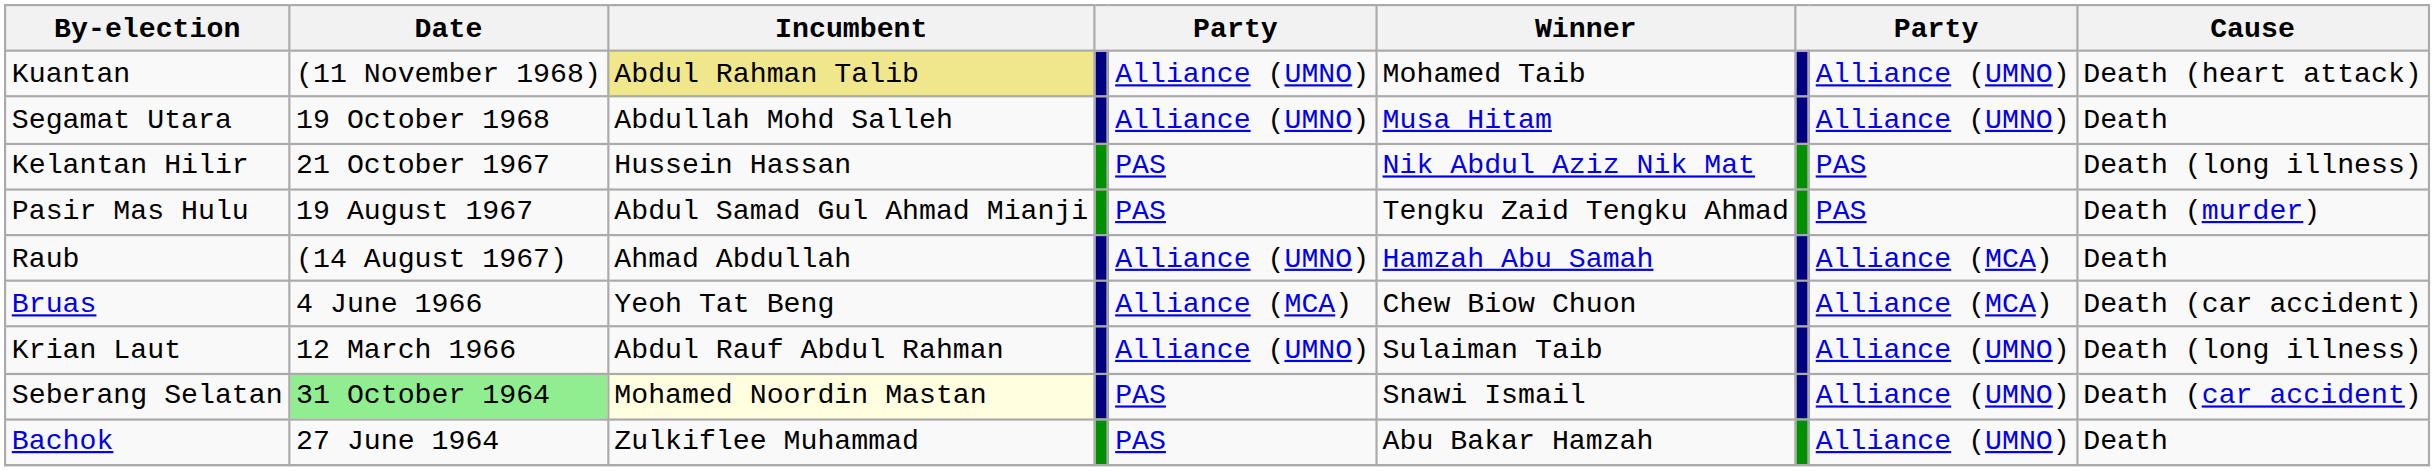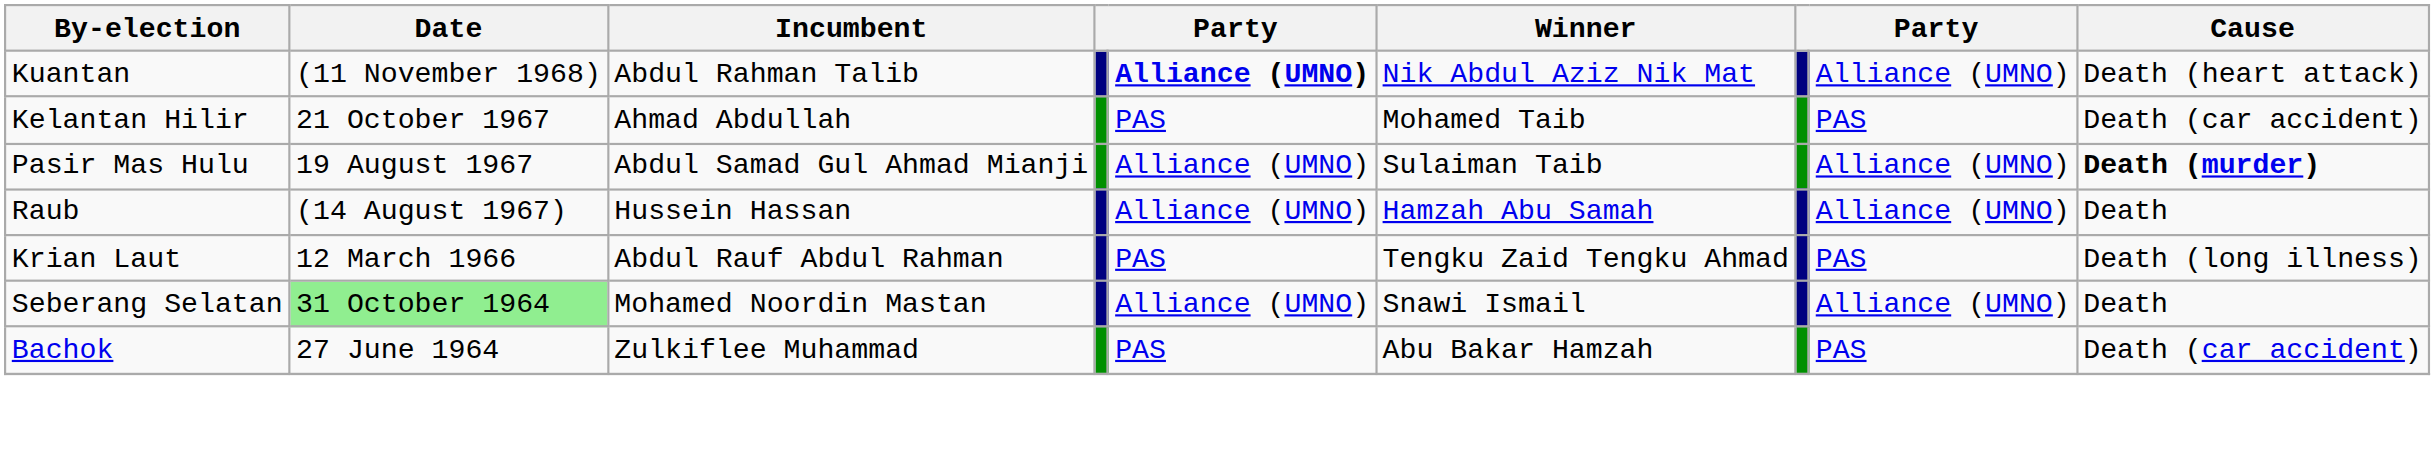(767, 74) khaki background -> (767, 74) no background
(1242, 74) normal -> (1242, 74) bold
(1484, 74) Mohamed Taib -> (1569, 74) Nik Abdul Aziz Nik Mat
- row: (122, 120)
(733, 166) Hussein Hassan -> (733, 120) Ahmad Abdullah
(1569, 166) Nik Abdul Aziz Nik Mat -> (1484, 120) Mohamed Taib
(2252, 166) Death (long illness) -> (2252, 120) Death (car accident)
(1141, 212) PAS -> (1242, 166) Alliance (UMNO)
(1586, 212) Tengku Zaid Tengku Ahmad -> (1493, 166) Sulaiman Taib
(1841, 212) PAS -> (1943, 166) Alliance (UMNO)
(2202, 212) normal -> (2202, 166) bold
(733, 258) Ahmad Abdullah -> (733, 212) Hussein Hassan
(1934, 258) Alliance (MCA) -> (1943, 212) Alliance (UMNO)
- row: (54, 304)
(1242, 350) Alliance (UMNO) -> (1141, 258) PAS
(1493, 350) Sulaiman Taib -> (1586, 258) Tengku Zaid Tengku Ahmad
(1943, 350) Alliance (UMNO) -> (1841, 258) PAS
(801, 396) lightyellow background -> (801, 304) no background
(1141, 396) PAS -> (1242, 304) Alliance (UMNO)
(2253, 396) Death (car accident) -> (2126, 304) Death
(1943, 442) Alliance (UMNO) -> (1841, 350) PAS
(2126, 442) Death -> (2253, 350) Death (car accident)
